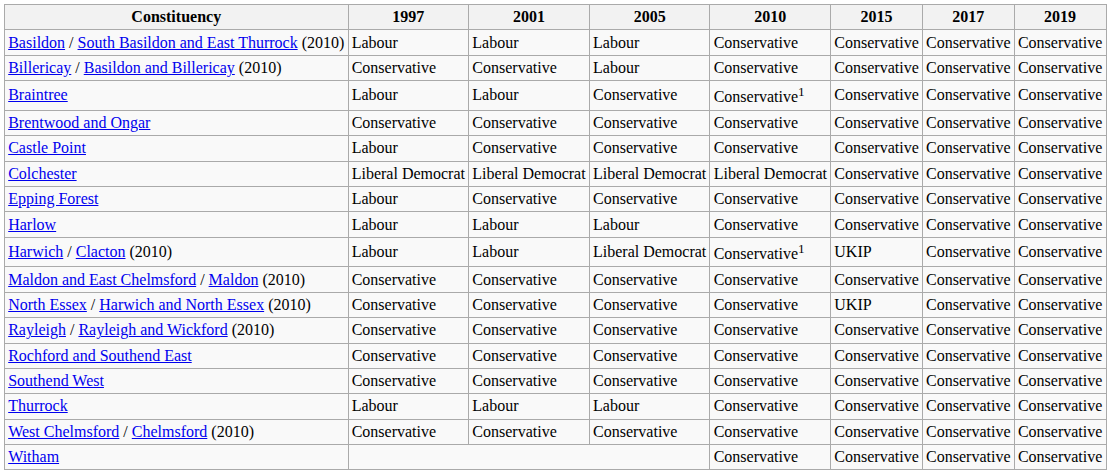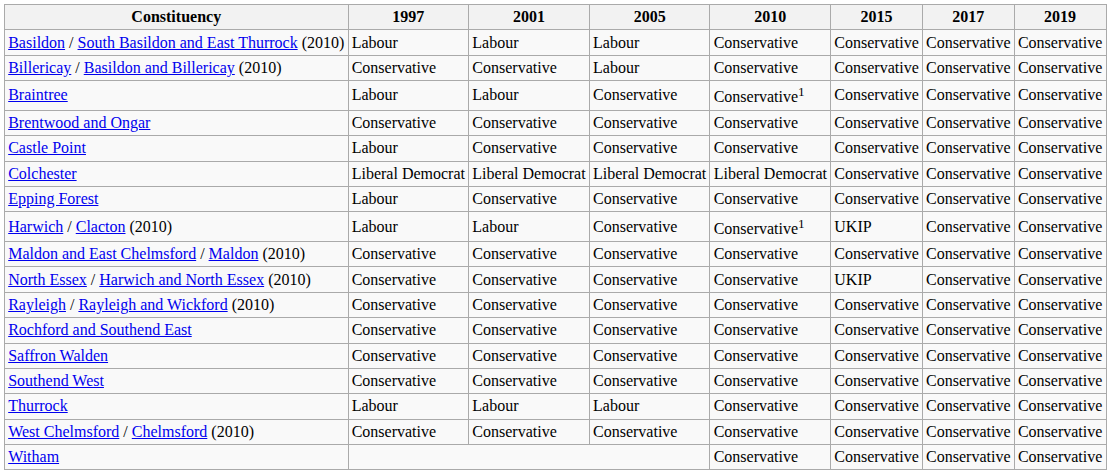- row: (32, 224)
(650, 252) Liberal Democrat -> (635, 226) Conservative
+ row: (58, 355)
